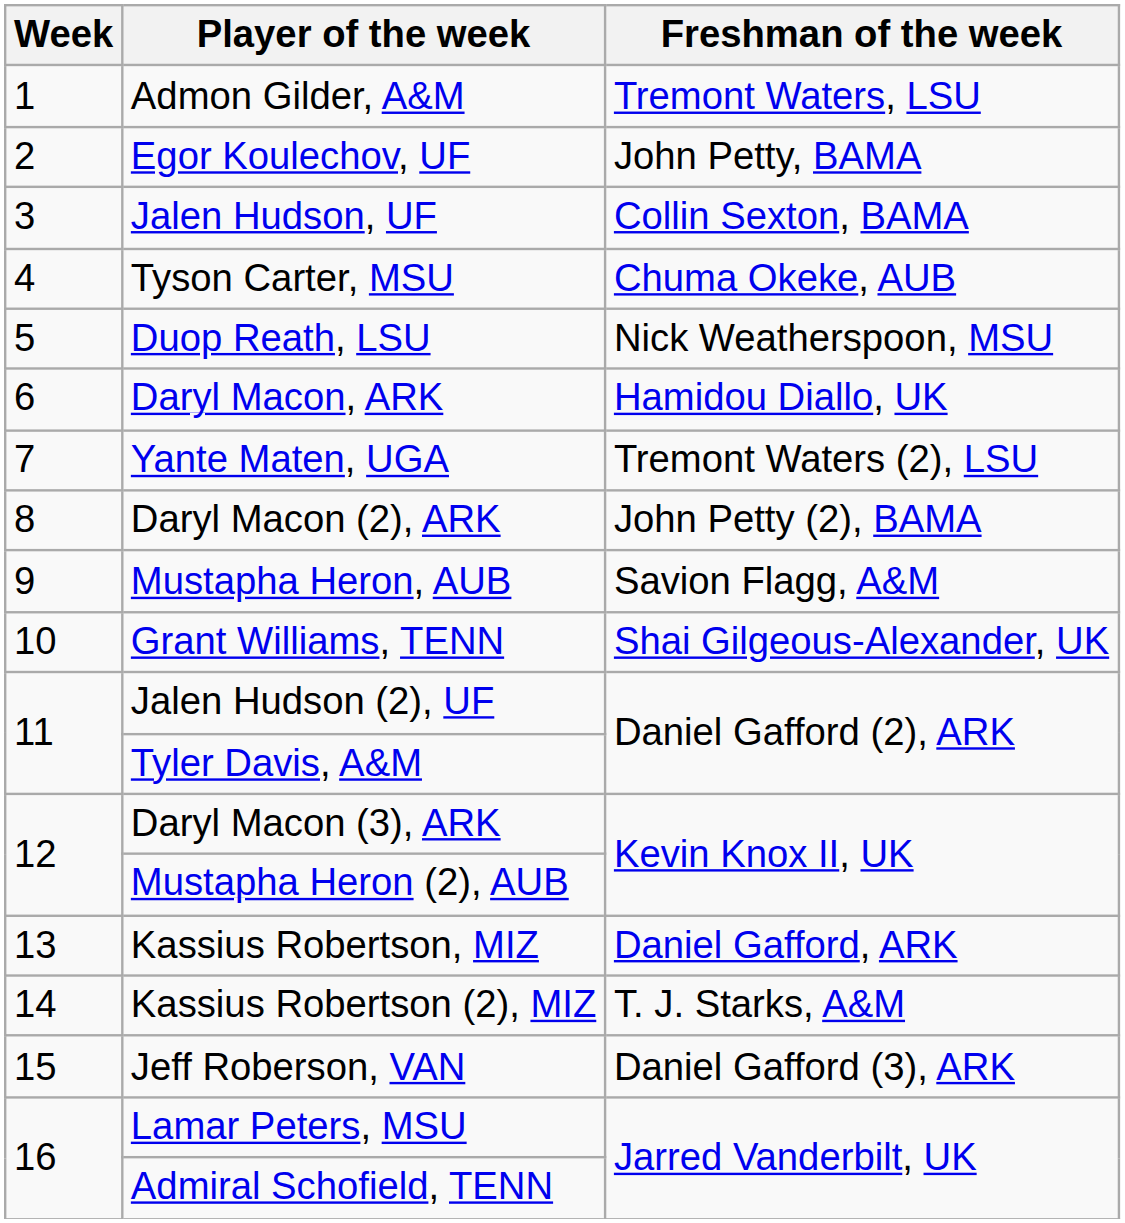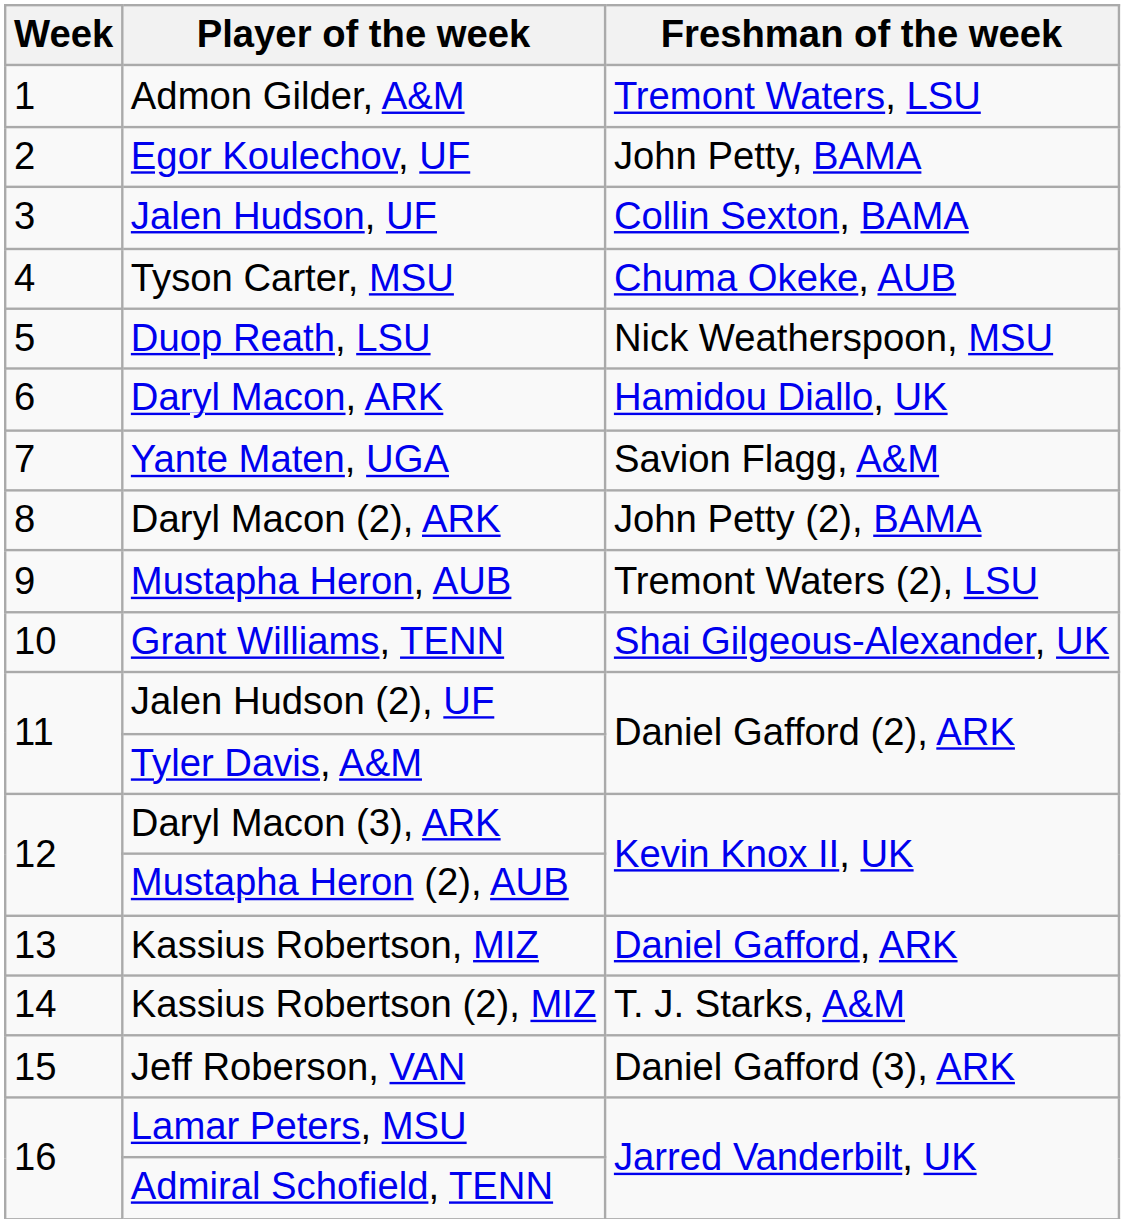(826, 459) Tremont Waters (2), LSU -> (777, 459) Savion Flagg, A&M
(777, 580) Savion Flagg, A&M -> (826, 580) Tremont Waters (2), LSU
